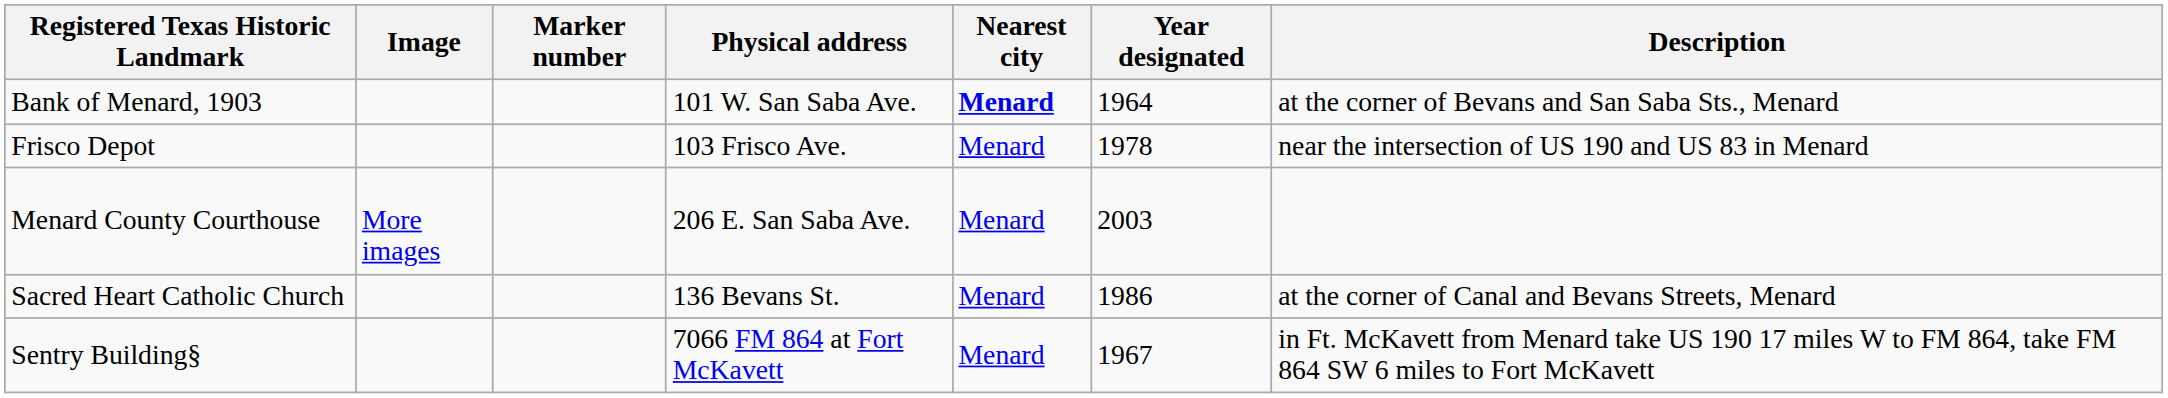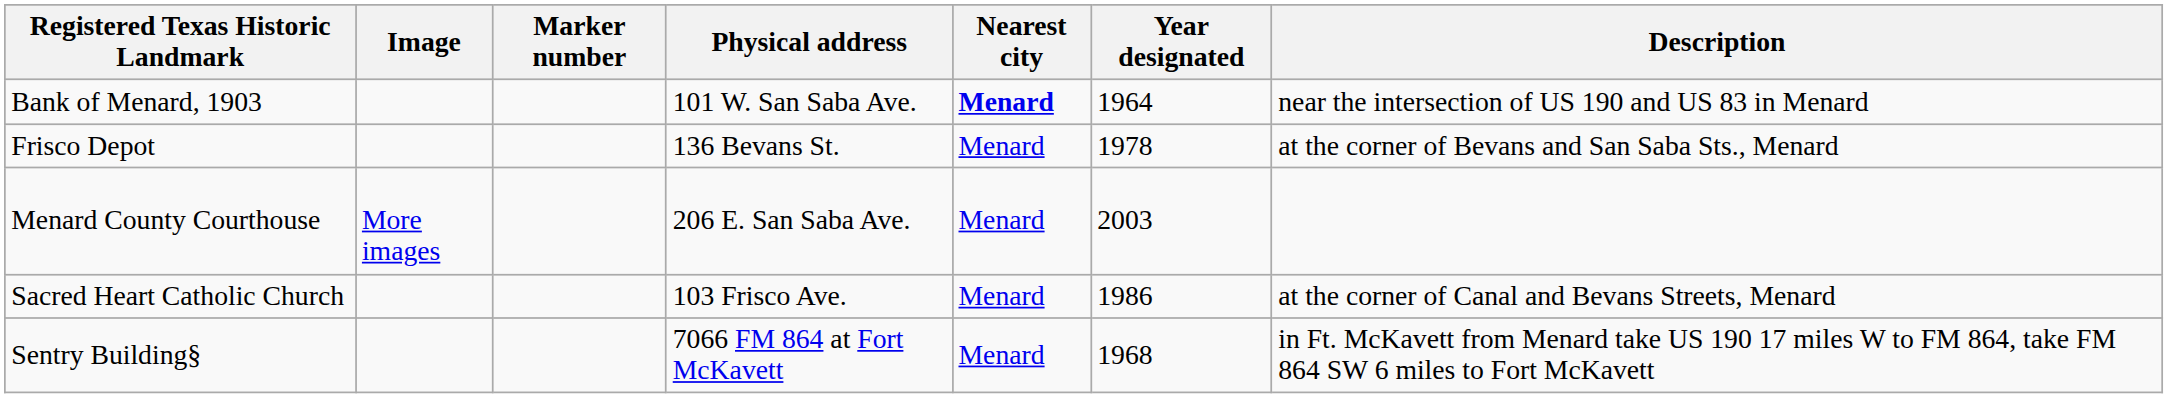(1558, 101) at the corner of Bevans and San Saba Sts., Menard -> (1573, 101) near the intersection of US 190 and US 83 in Menard
(760, 145) 103 Frisco Ave. -> (756, 145) 136 Bevans St.
(1573, 145) near the intersection of US 190 and US 83 in Menard -> (1558, 145) at the corner of Bevans and San Saba Sts., Menard
(756, 295) 136 Bevans St. -> (760, 295) 103 Frisco Ave.
(1125, 354) 1967 -> (1125, 354) 1968
